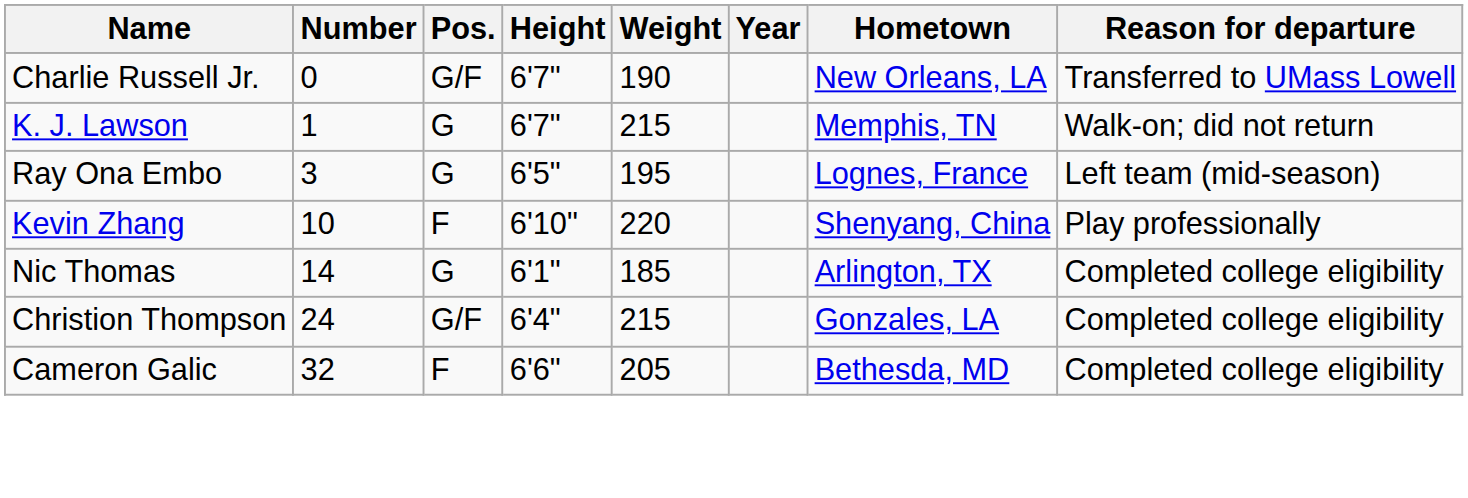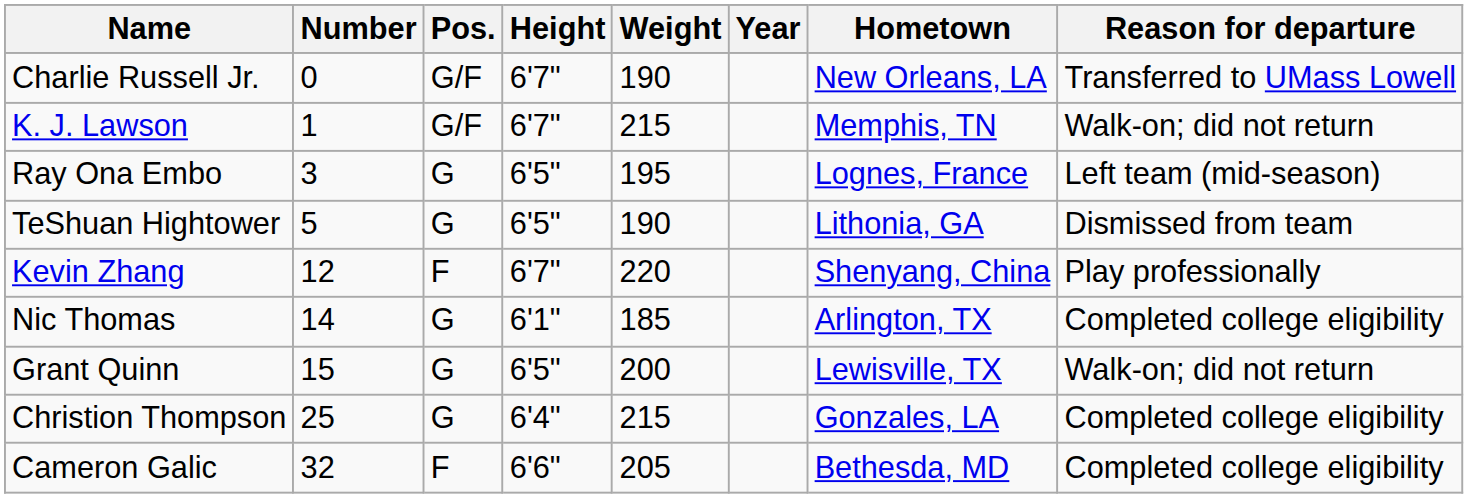(443, 126) G -> (456, 126) G/F
+ row: (146, 223)
(318, 223) 10 -> (318, 272) 12
(544, 223) 6'10" -> (535, 272) 6'7"
+ row: (96, 369)
(318, 321) 24 -> (318, 418) 25
(456, 321) G/F -> (443, 418) G
